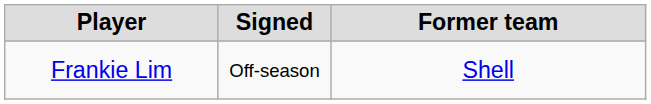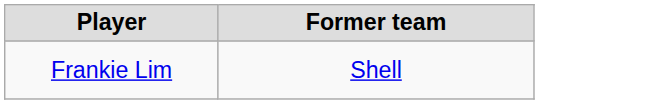- column: (275, 22)
